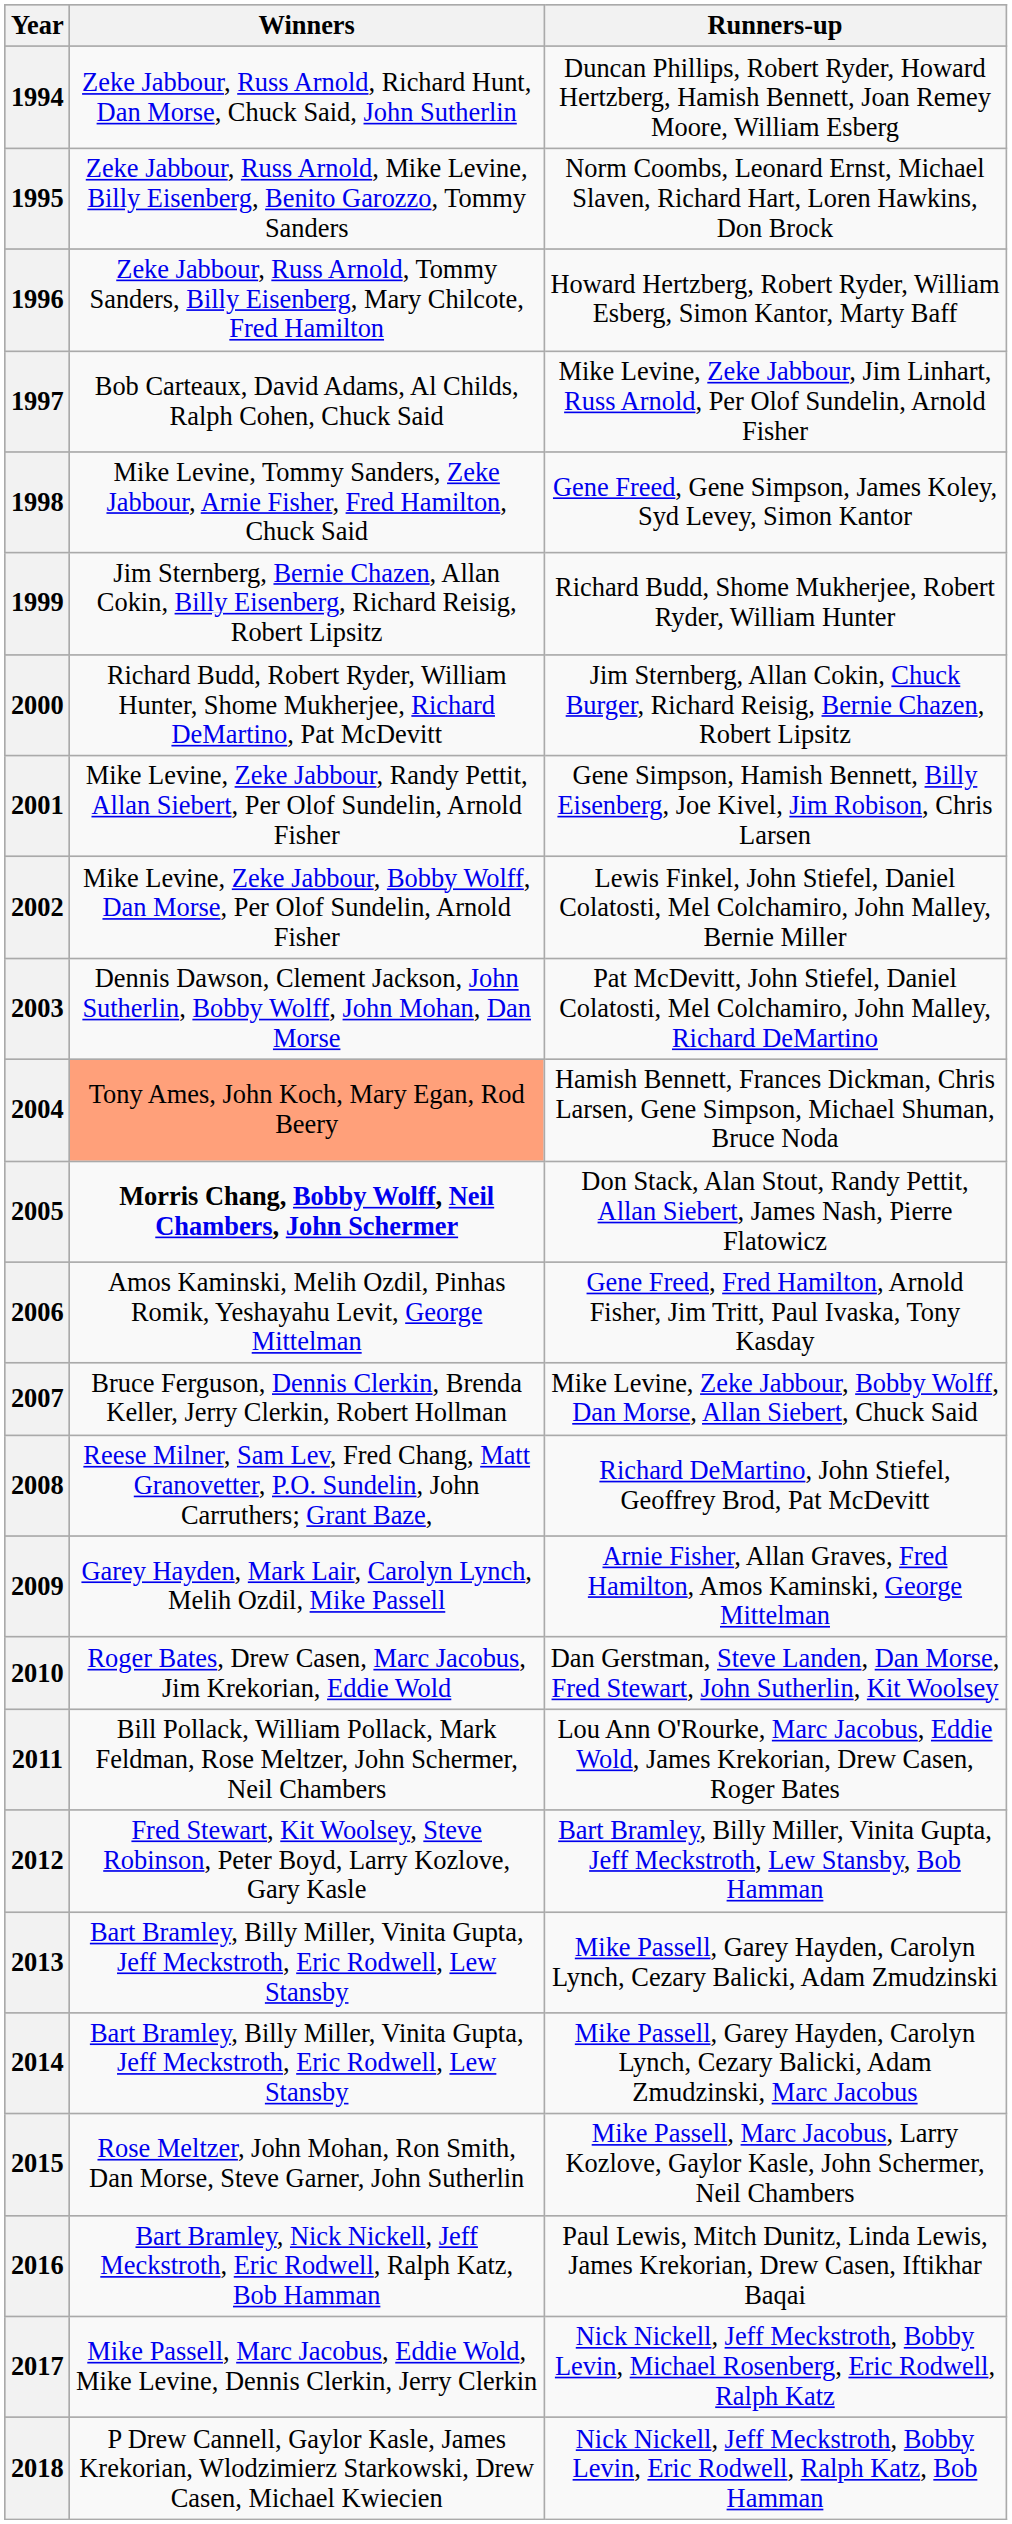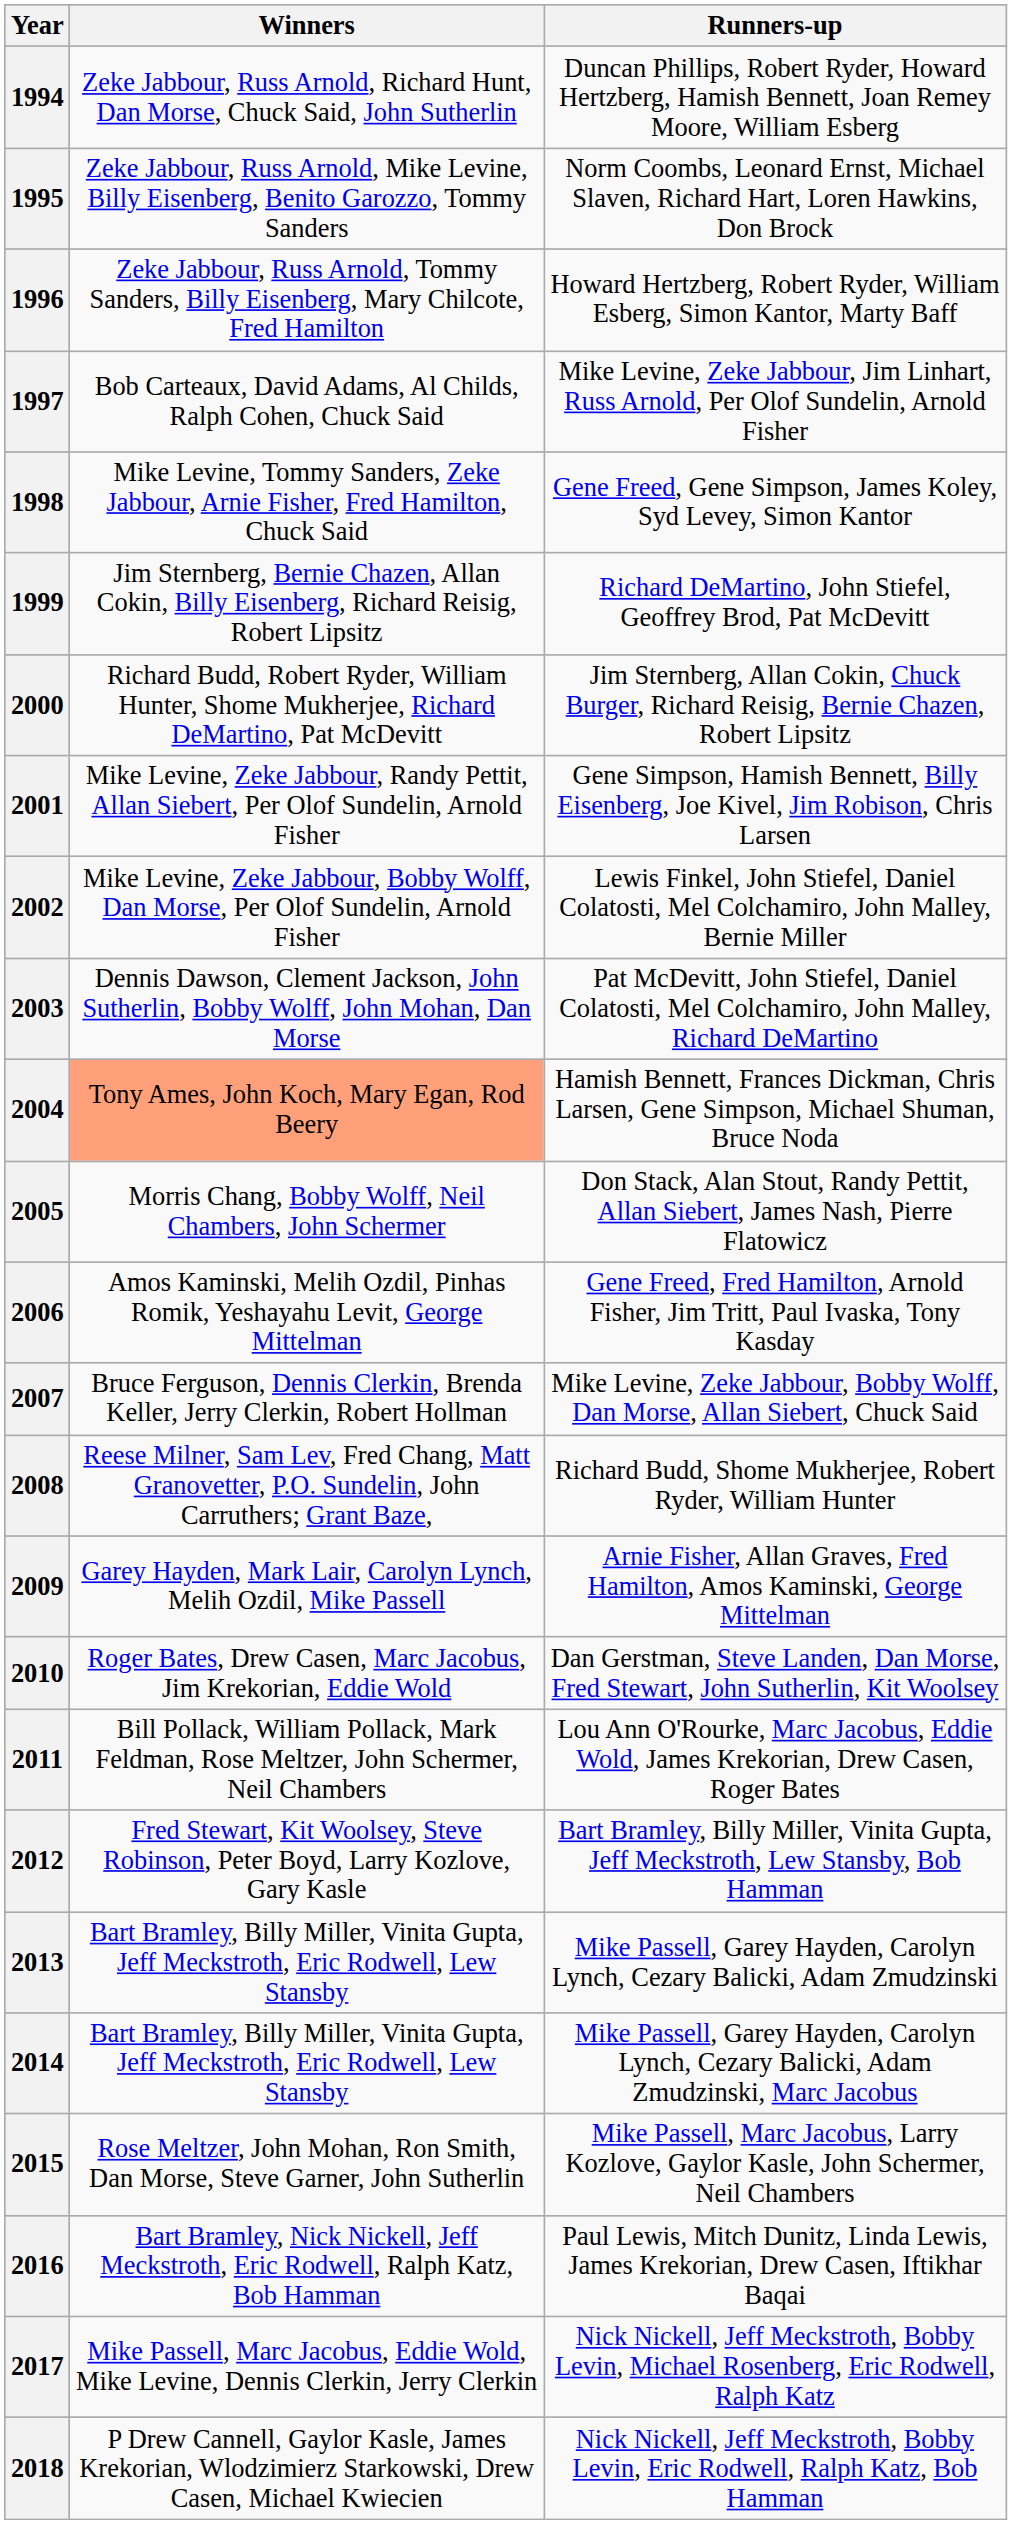(775, 603) Richard Budd, Shome Mukherjee, Robert Ryder, William Hunter -> (775, 603) Richard DeMartino, John Stiefel, Geoffrey Brod, Pat McDevitt
(307, 1210) bold -> (307, 1210) normal
(775, 1485) Richard DeMartino, John Stiefel, Geoffrey Brod, Pat McDevitt -> (775, 1485) Richard Budd, Shome Mukherjee, Robert Ryder, William Hunter
